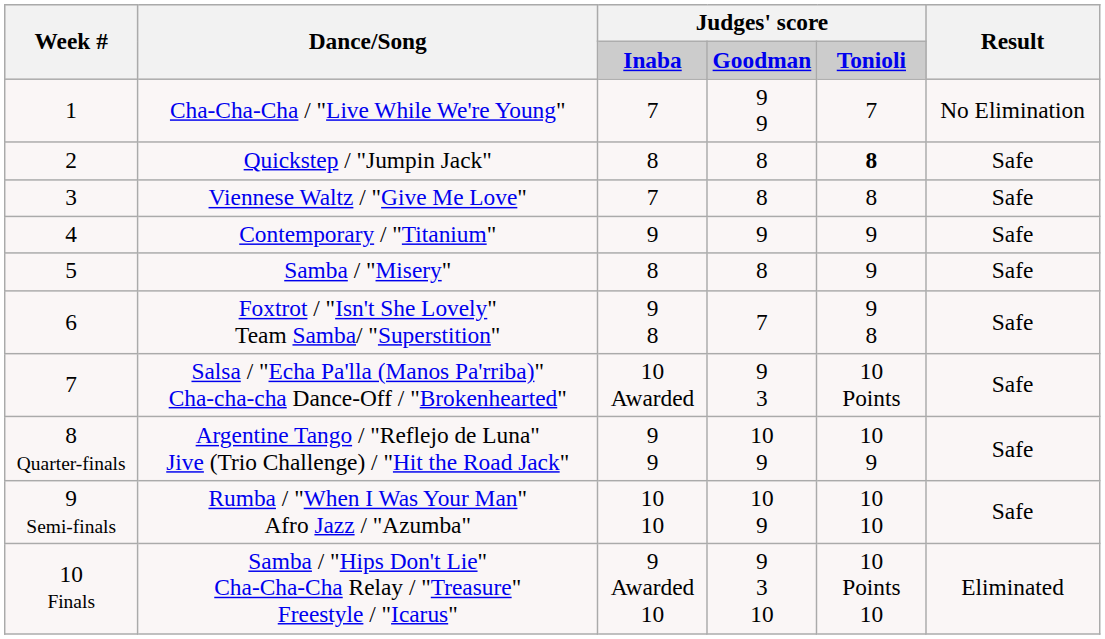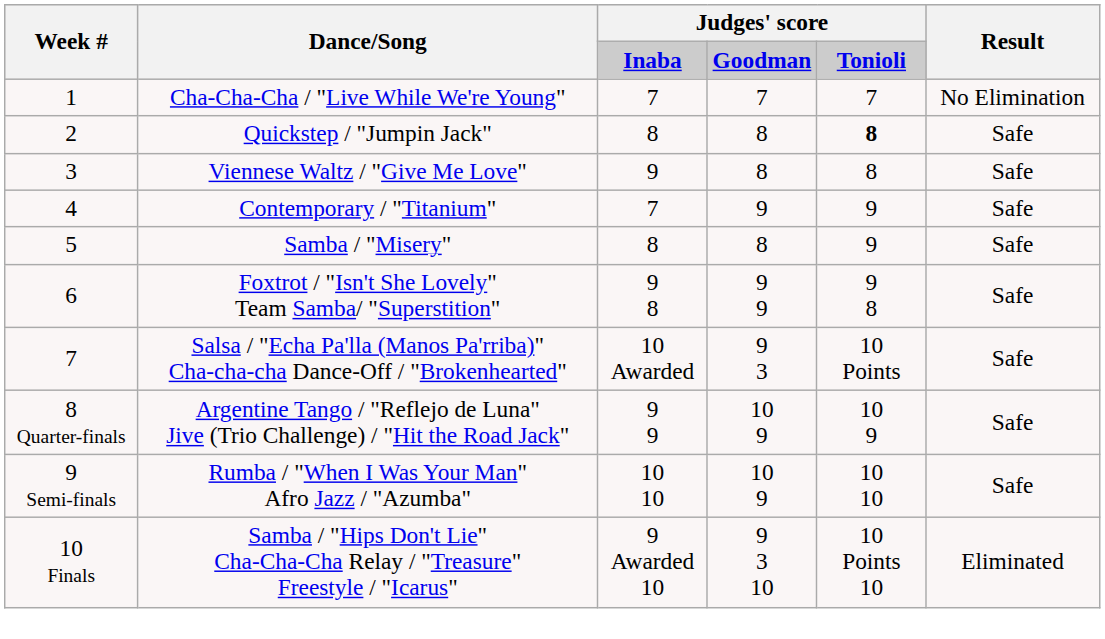(762, 110) 9 9 -> (762, 97) 7
(653, 197) 7 -> (653, 171) 9
(653, 234) 9 -> (653, 208) 7
(762, 321) 7 -> (762, 295) 9 9
